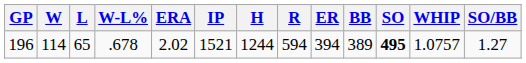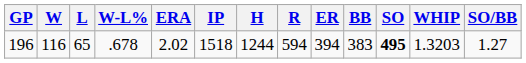(54, 44) 114 -> (54, 44) 116
(216, 44) 1521 -> (216, 44) 1518
(360, 44) 389 -> (360, 44) 383
(437, 44) 1.0757 -> (437, 44) 1.3203
